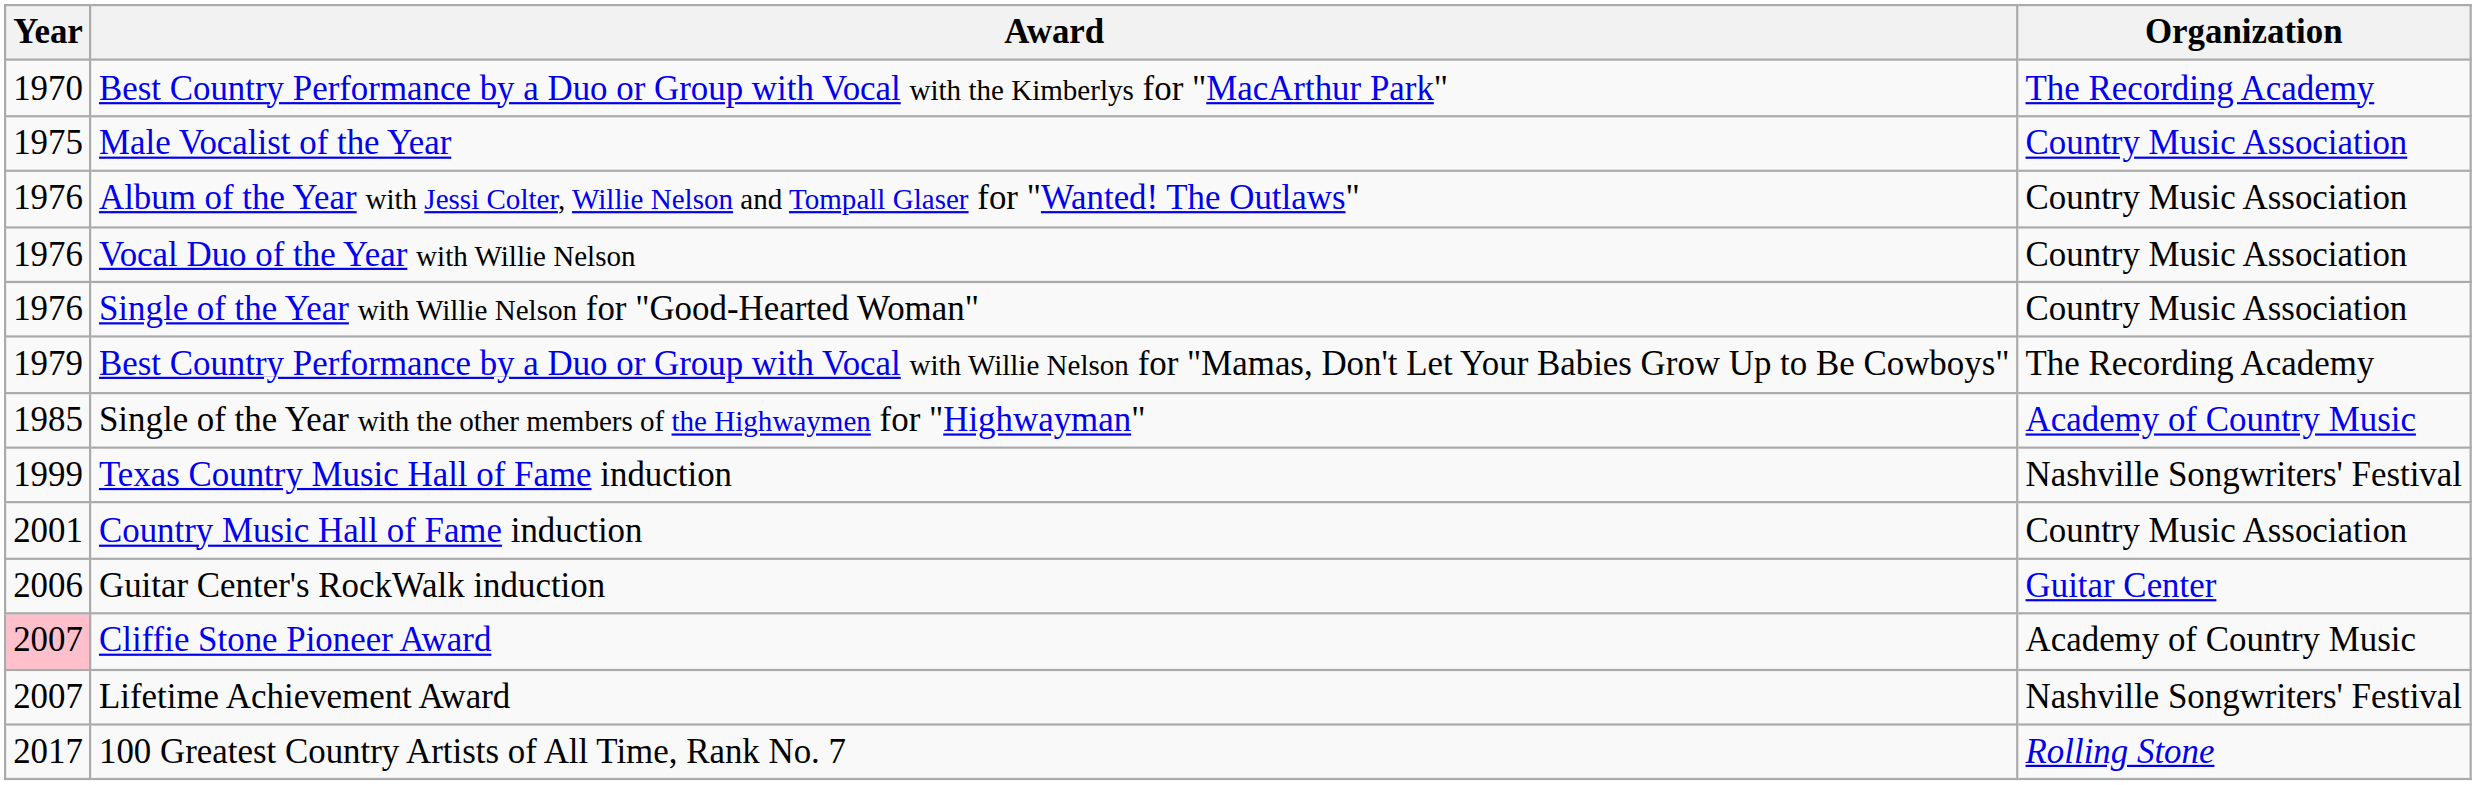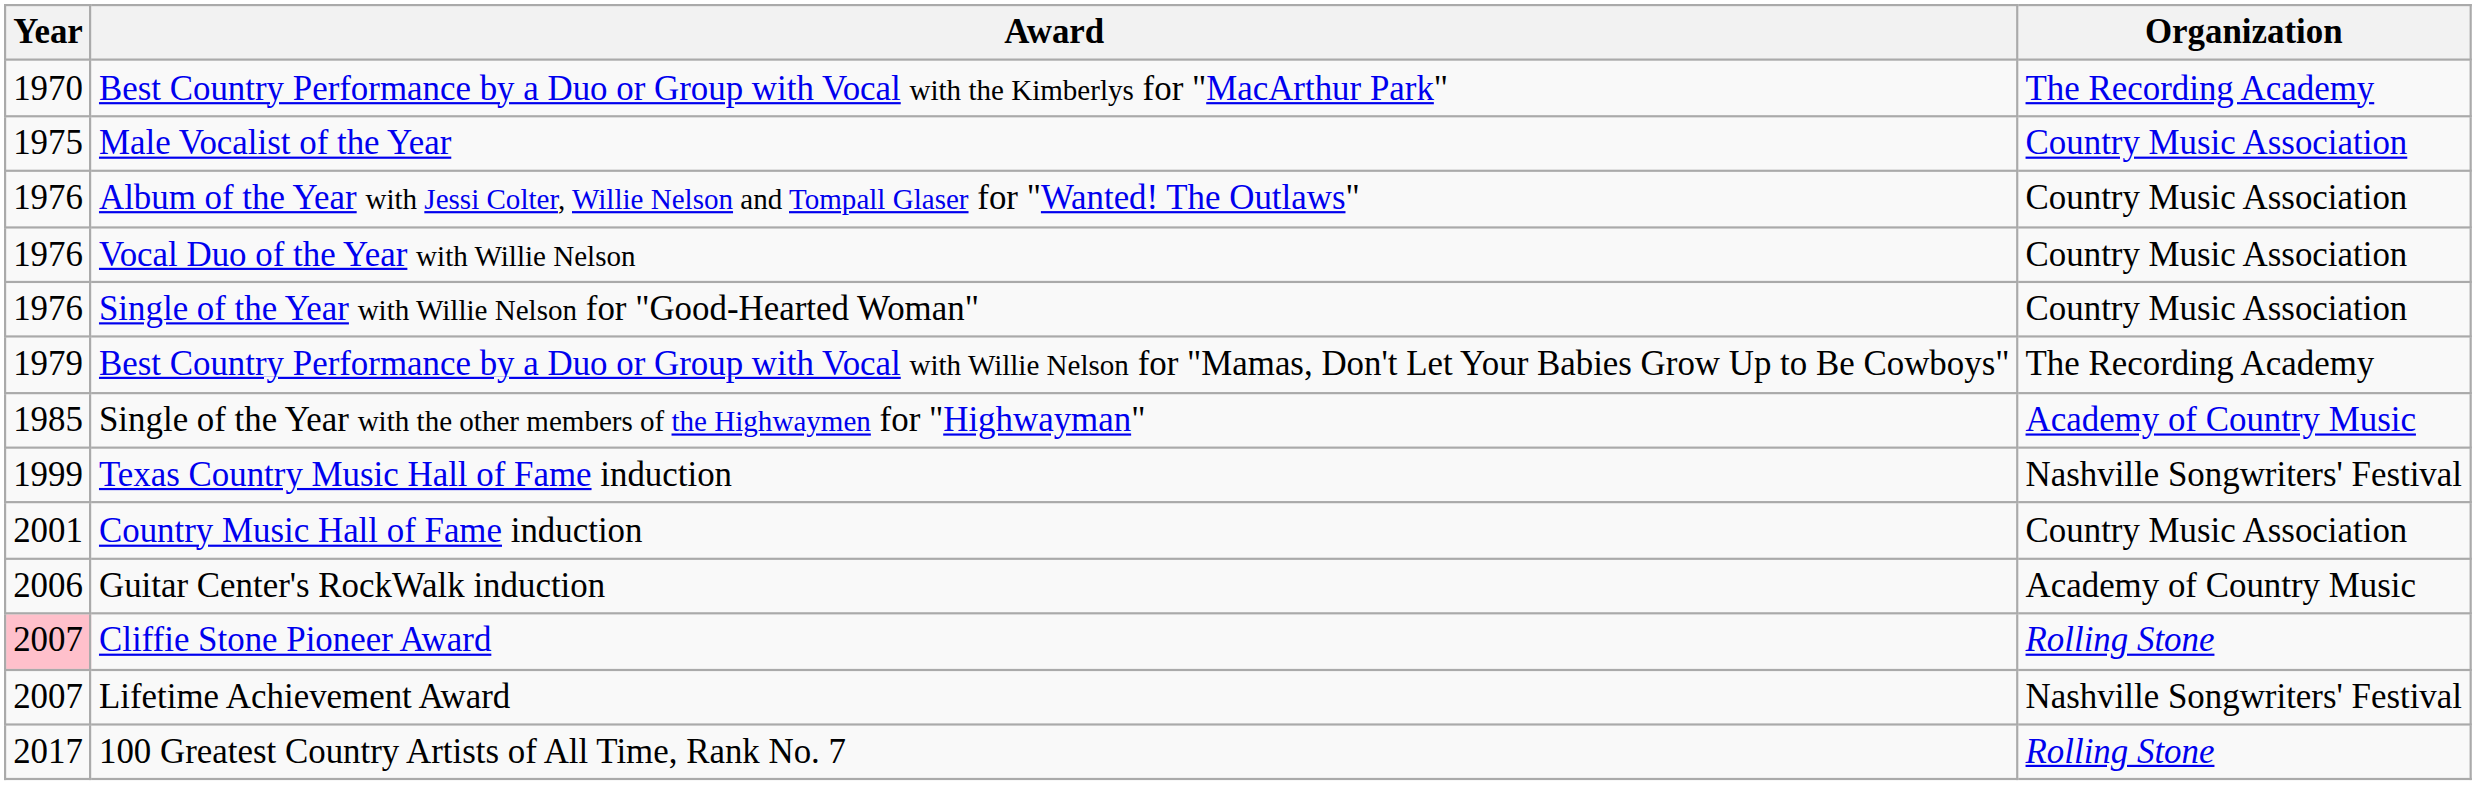(2121, 585) Guitar Center -> (2221, 585) Academy of Country Music
(2221, 640) Academy of Country Music -> (2120, 640) Rolling Stone
